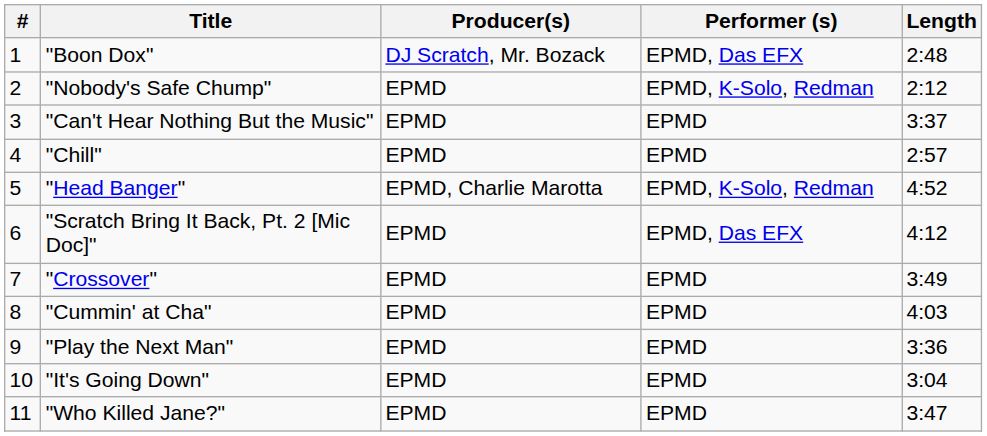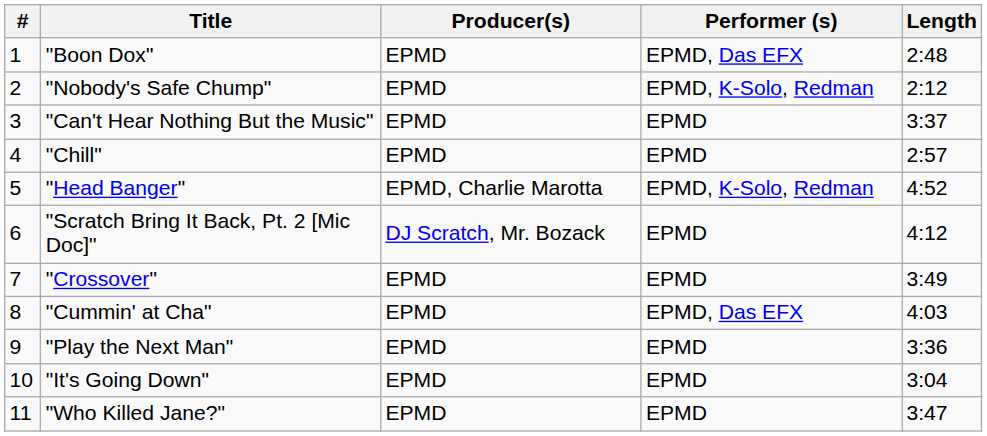(495, 54) DJ Scratch, Mr. Bozack -> (416, 54) EPMD
(416, 234) EPMD -> (495, 234) DJ Scratch, Mr. Bozack
(725, 234) EPMD, Das EFX -> (676, 234) EPMD
(676, 312) EPMD -> (725, 312) EPMD, Das EFX
